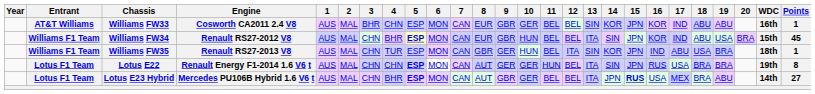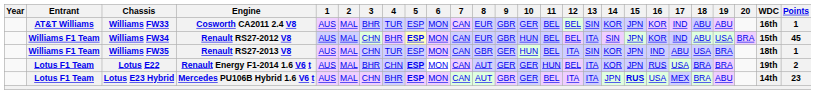(394, 24) CHN -> (394, 24) TUR
(371, 65) CHN -> (371, 65) BHR
(613, 65) SIN -> (613, 65) KOR
(796, 65) 8 -> (796, 65) 2
(573, 78) BEL -> (573, 78) ITA
(796, 78) 27 -> (796, 78) 23
